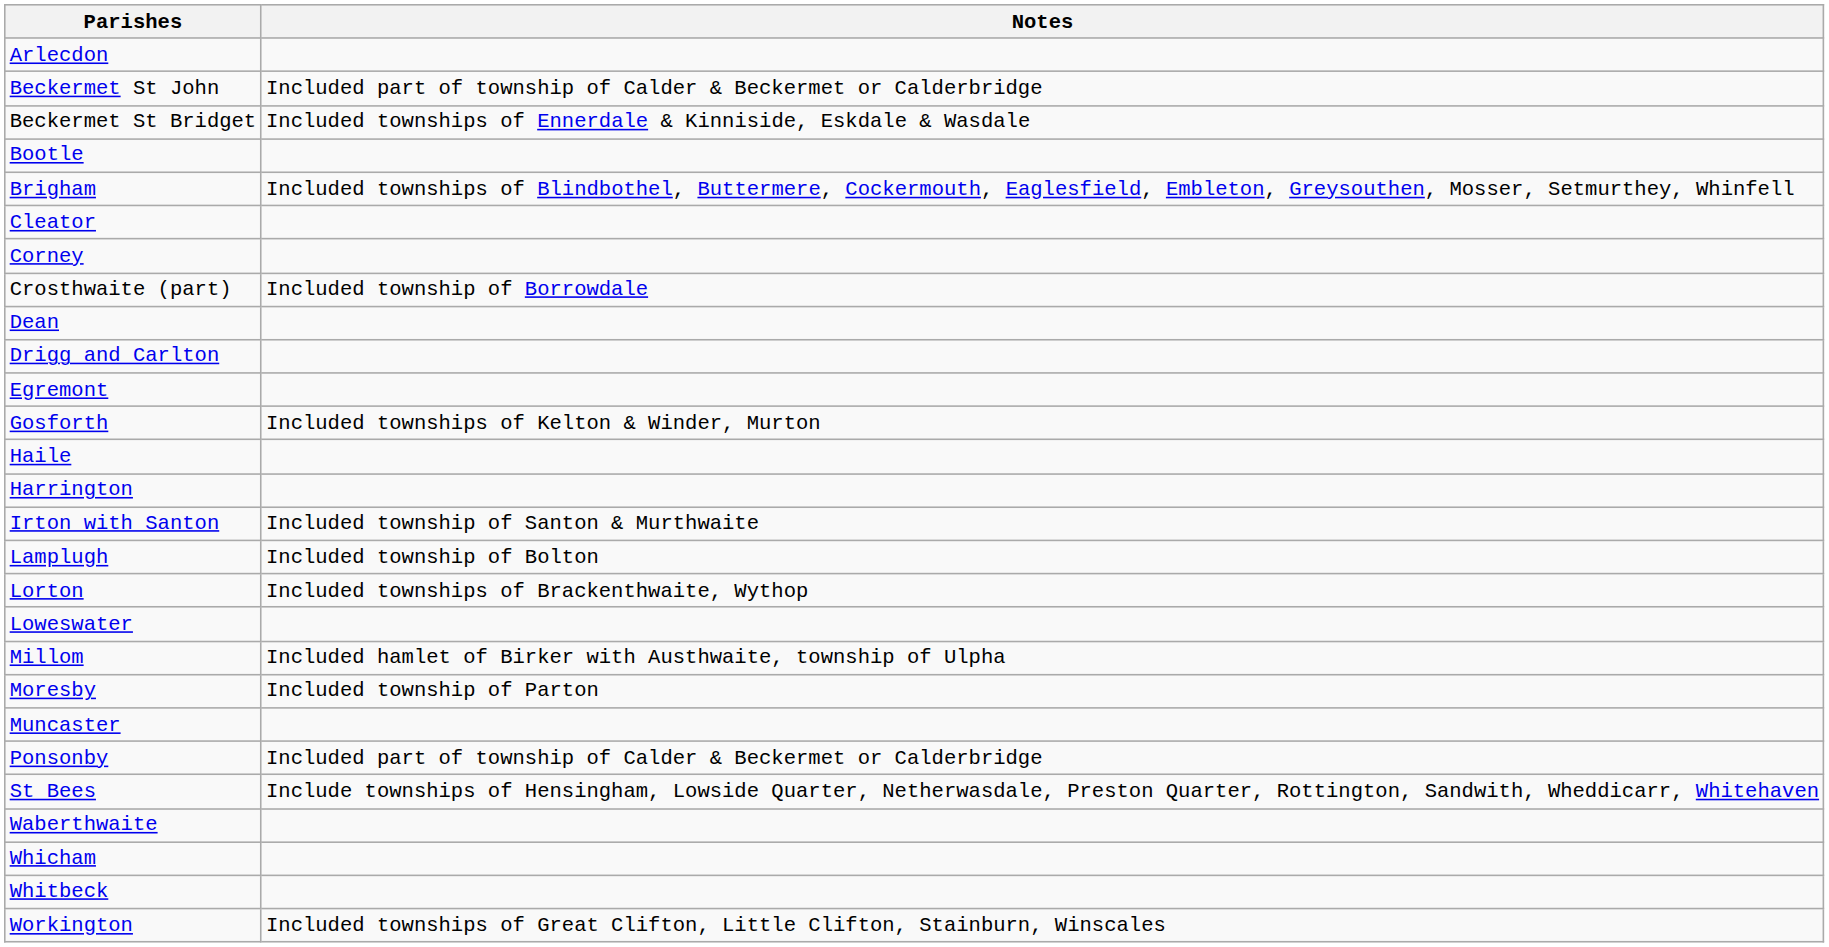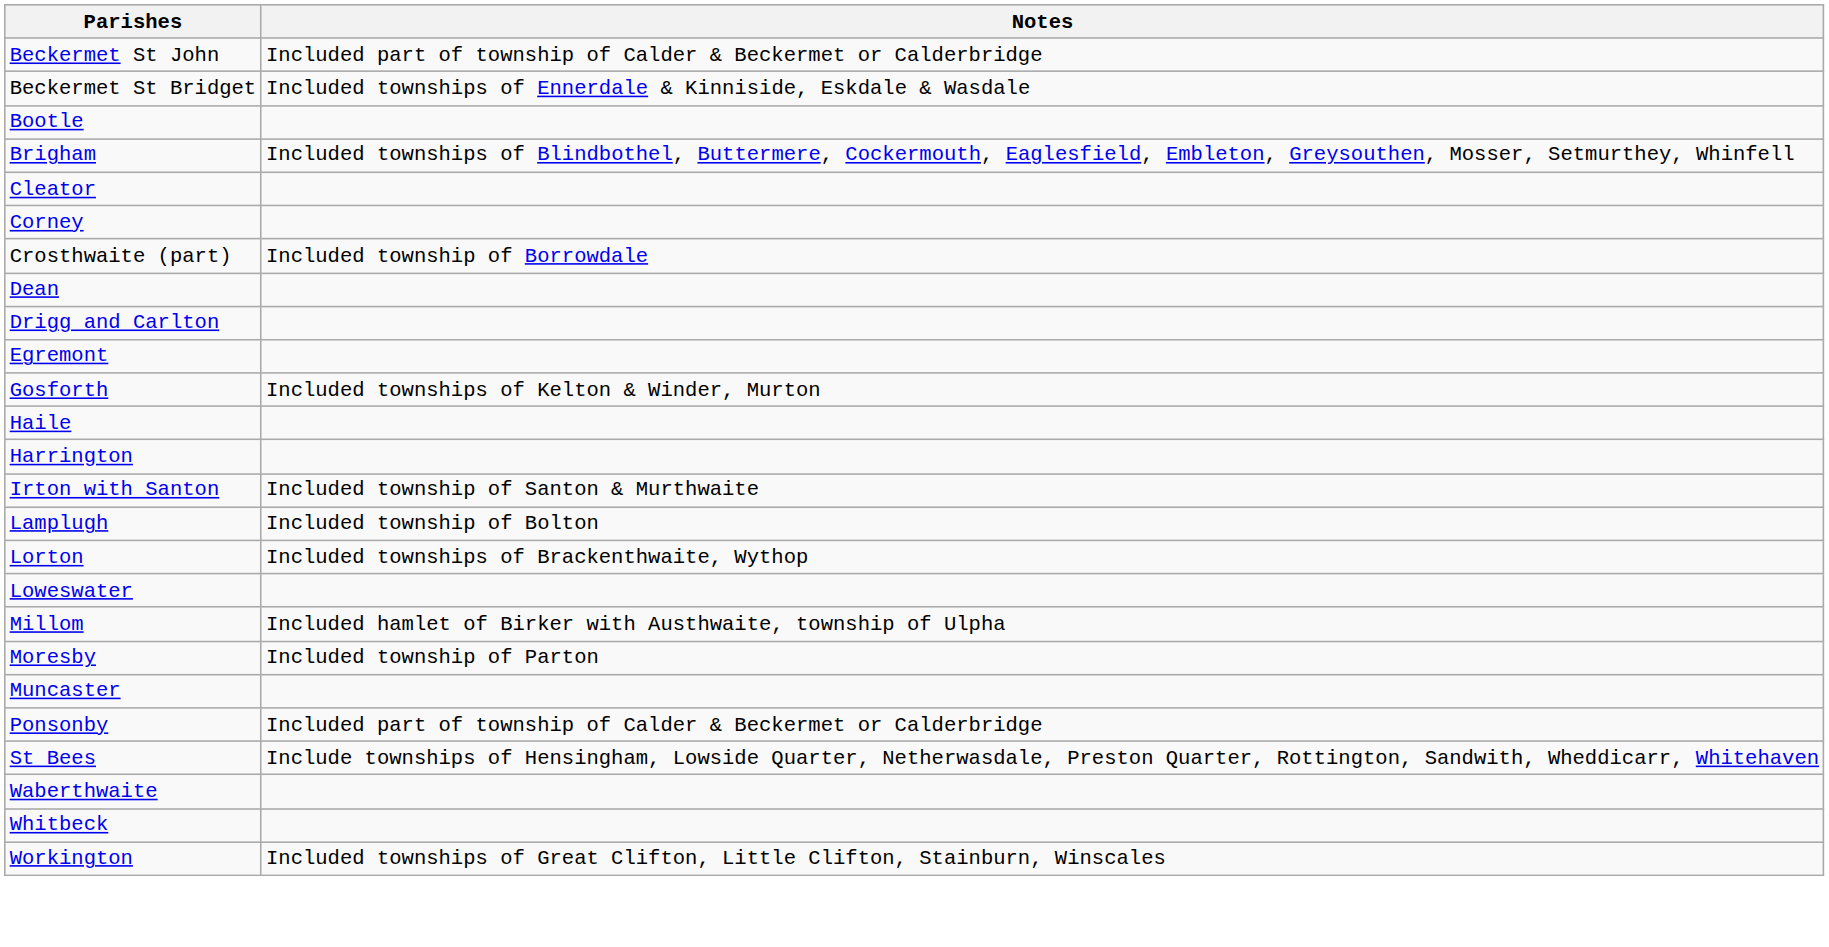- row: (59, 55)
- row: (53, 858)
